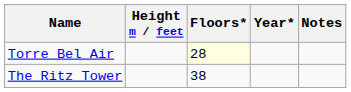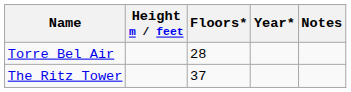(198, 54) lightyellow background -> (198, 54) no background
(198, 76) 38 -> (198, 76) 37
